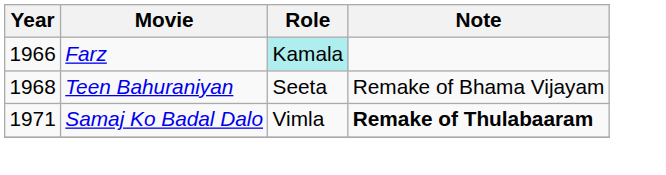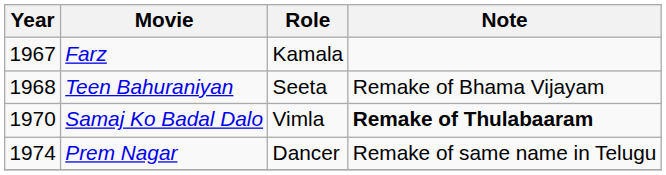(33, 53) 1966 -> (33, 53) 1967
(308, 53) paleturquoise background -> (308, 53) no background
(33, 119) 1971 -> (33, 119) 1970
+ row: (121, 152)
